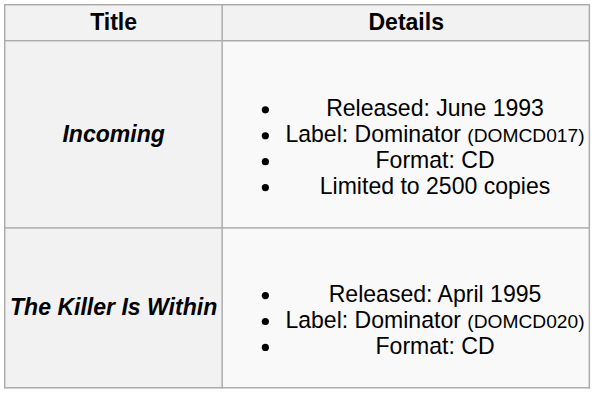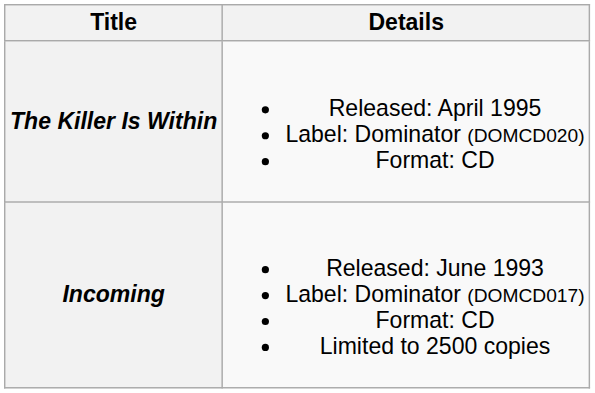rows swapped: (114, 134) <-> (114, 307)
